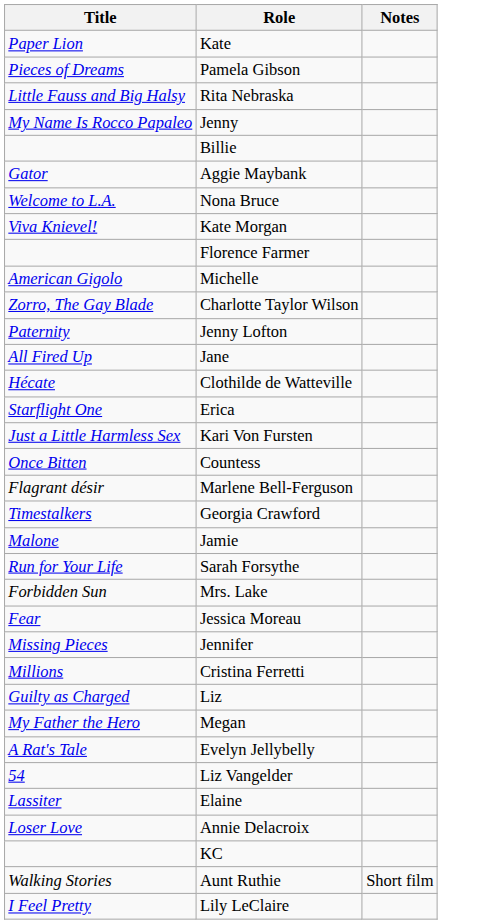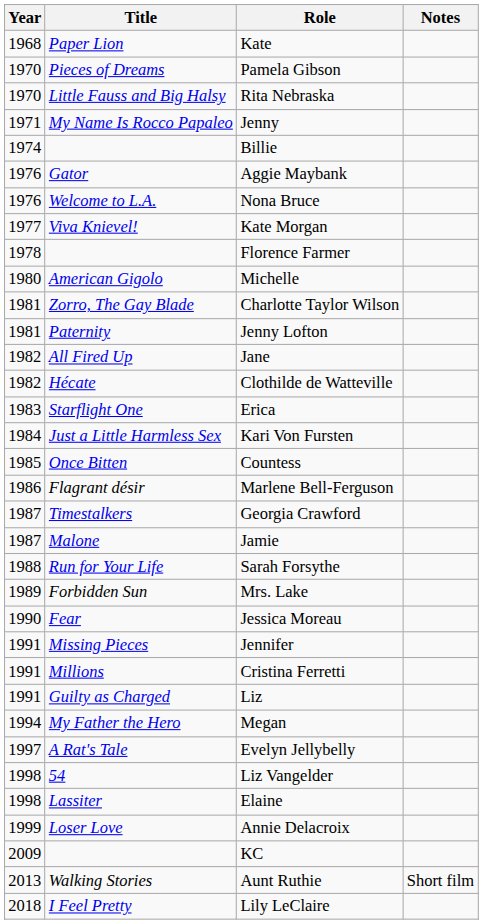+ column: (25, 17)
